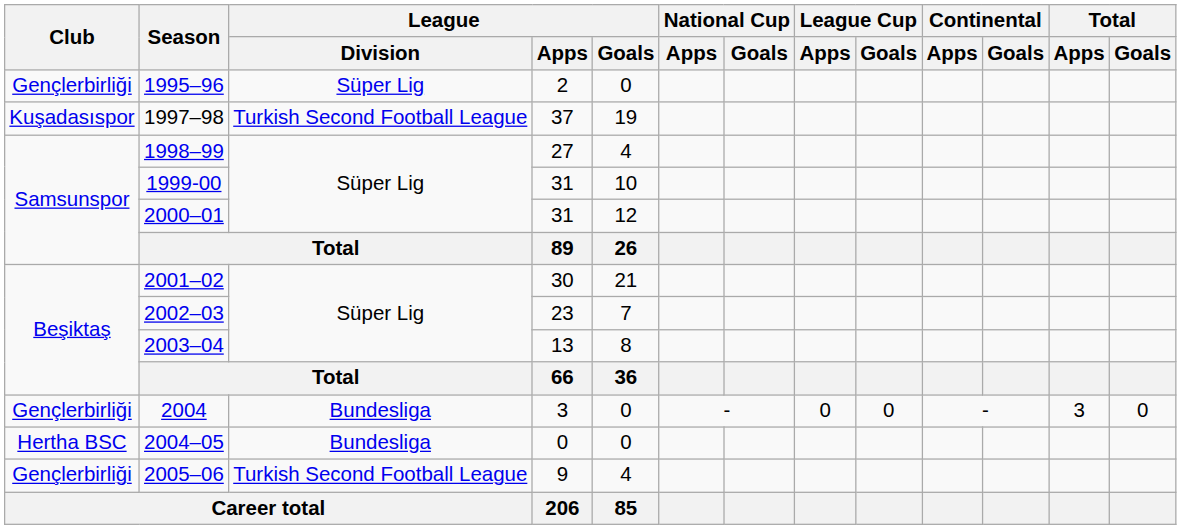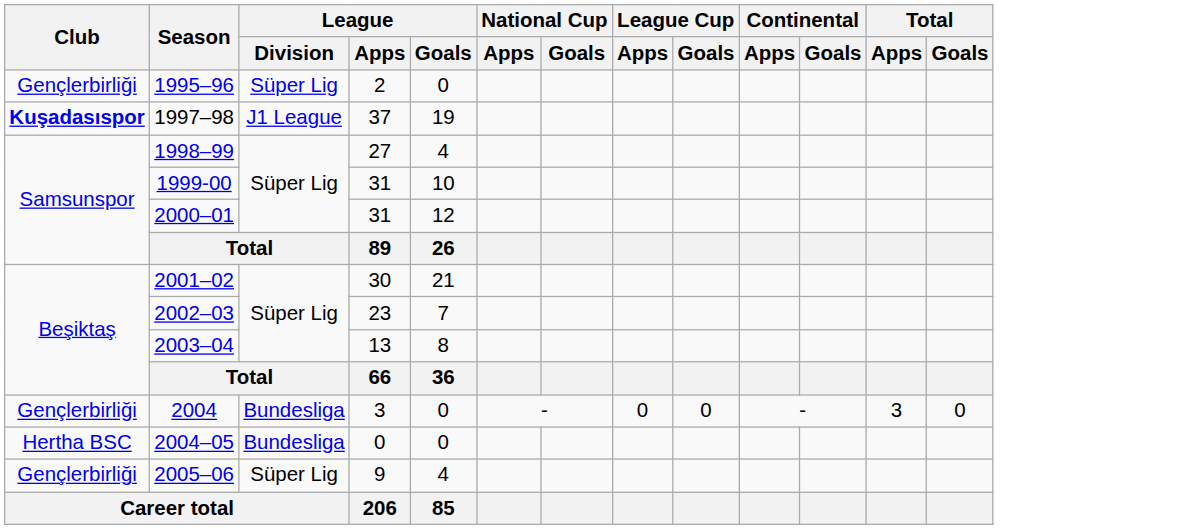(72, 118) normal -> (77, 118) bold
(380, 118) Turkish Second Football League -> (294, 118) J1 League
(380, 475) Turkish Second Football League -> (294, 475) Süper Lig
